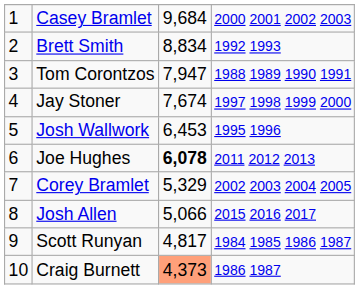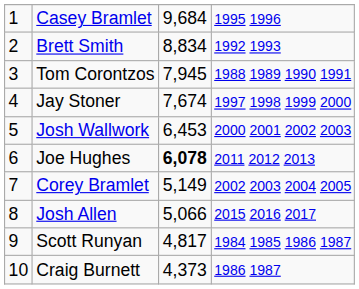(283, 19) 2000 2001 2002 2003 -> (247, 19) 1995 1996
(185, 74) 7,947 -> (185, 74) 7,945
(247, 130) 1995 1996 -> (283, 130) 2000 2001 2002 2003
(185, 185) 5,329 -> (185, 185) 5,149
(185, 269) lightsalmon background -> (185, 269) no background
